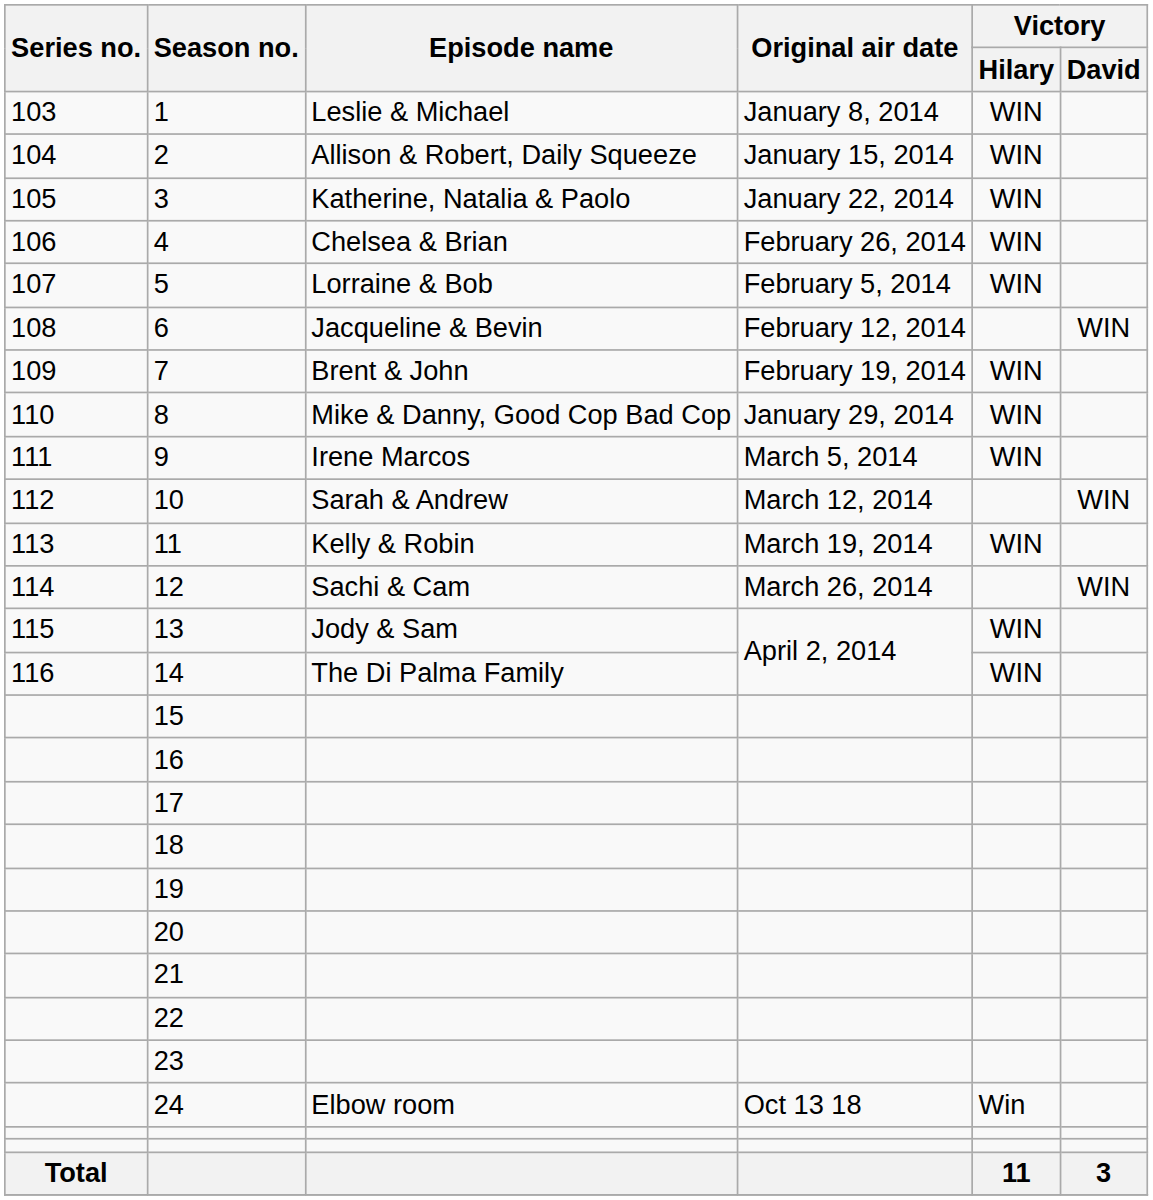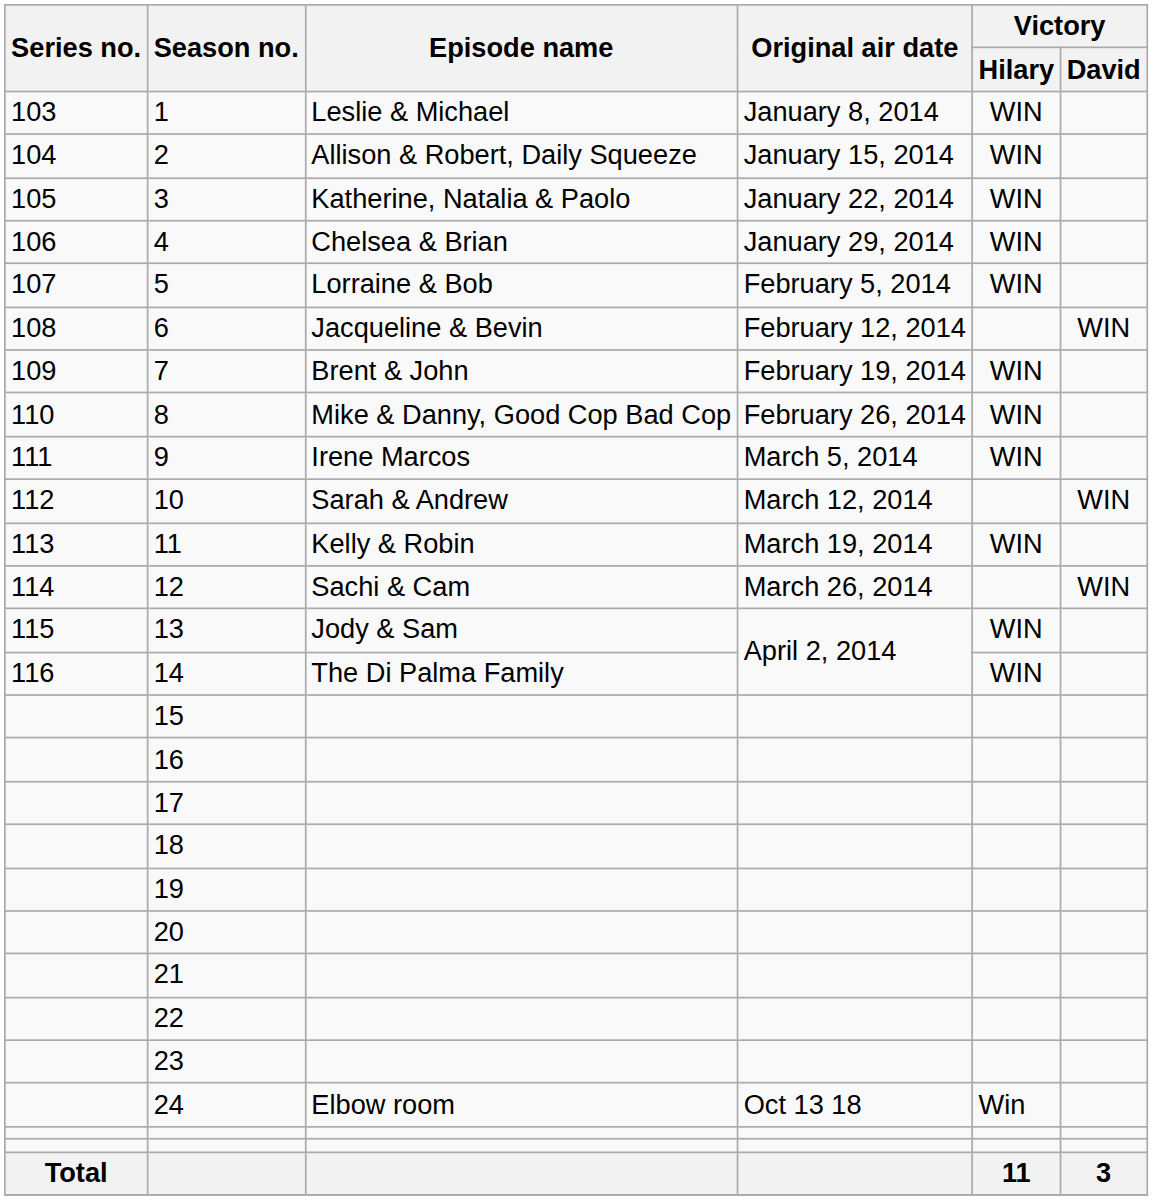(855, 241) February 26, 2014 -> (849, 241) January 29, 2014
(849, 414) January 29, 2014 -> (855, 414) February 26, 2014
